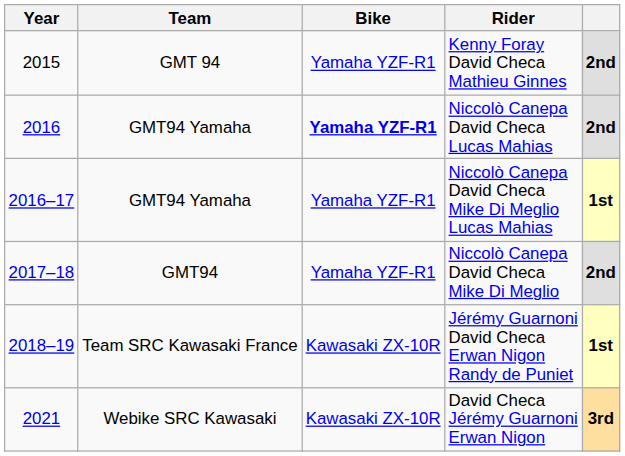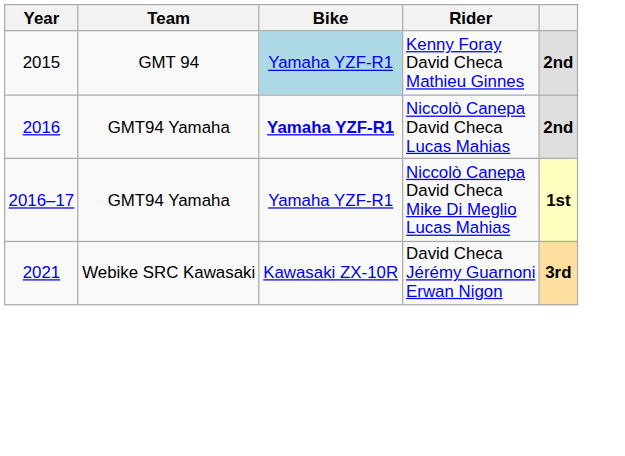(373, 63) no background -> (331, 63) lightblue background
- row: (508, 273)
- row: (513, 346)
